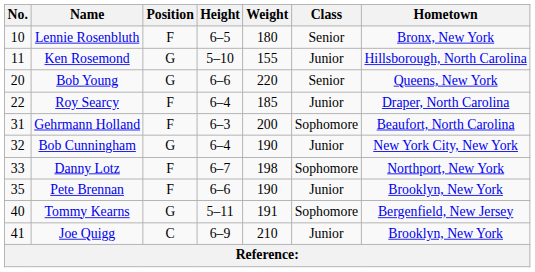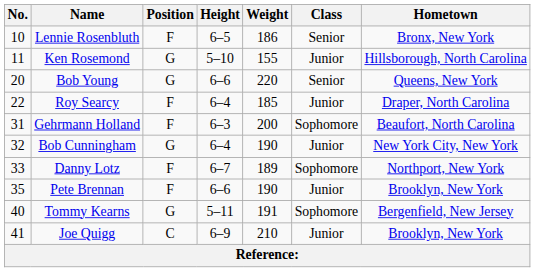(267, 37) 180 -> (267, 37) 186
(267, 168) 198 -> (267, 168) 189
